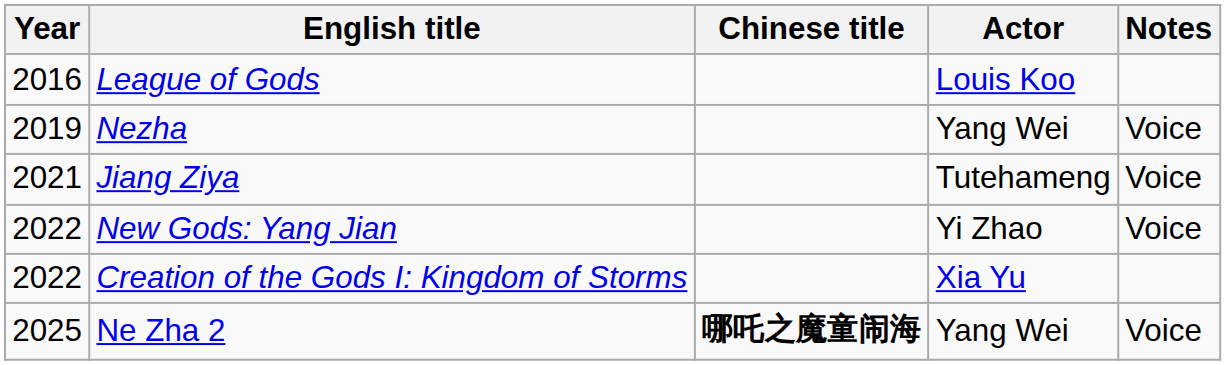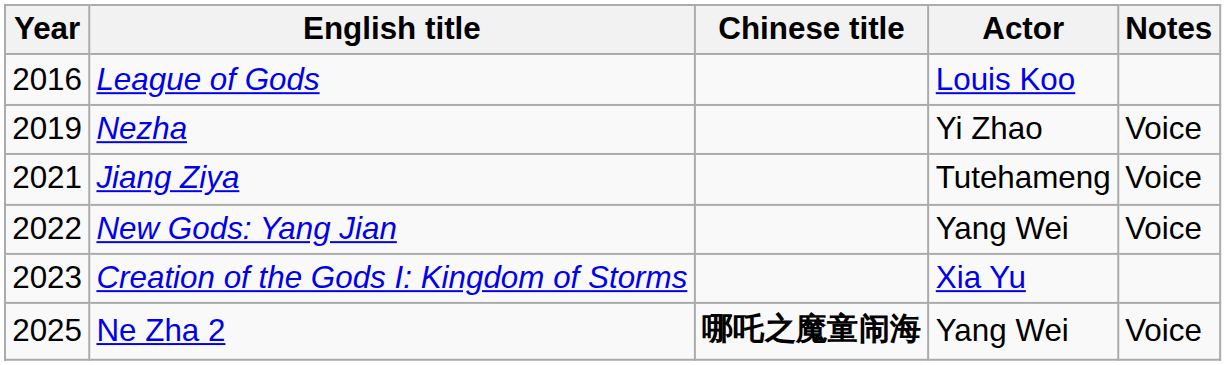(1002, 128) Yang Wei -> (989, 128) Yi Zhao
(989, 228) Yi Zhao -> (1002, 228) Yang Wei
(47, 278) 2022 -> (47, 278) 2023
